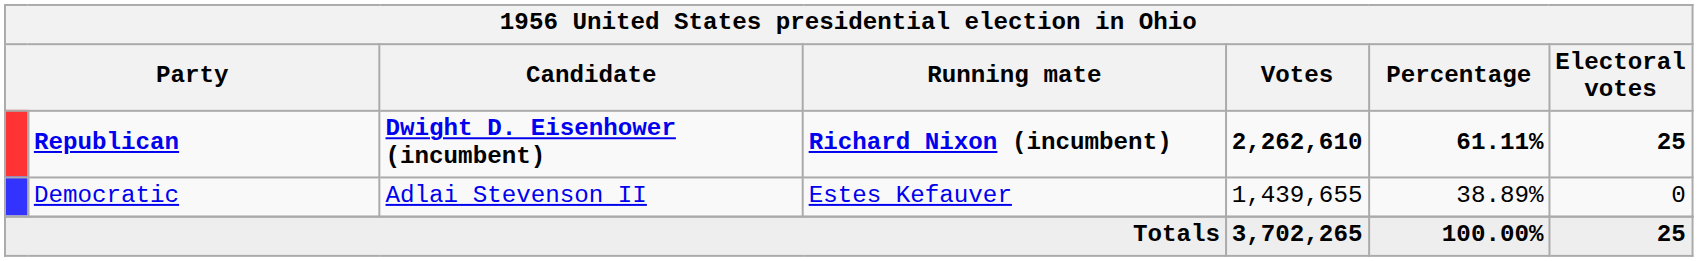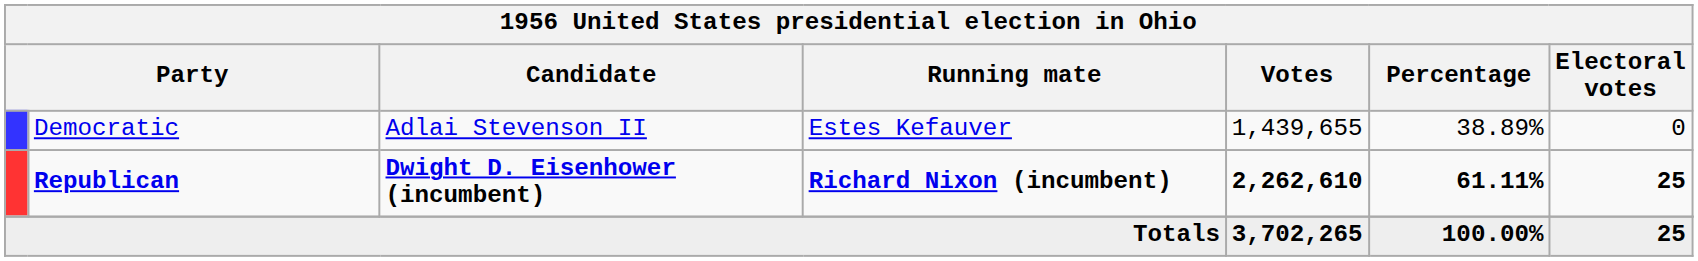rows swapped: (106, 144) <-> (106, 197)
